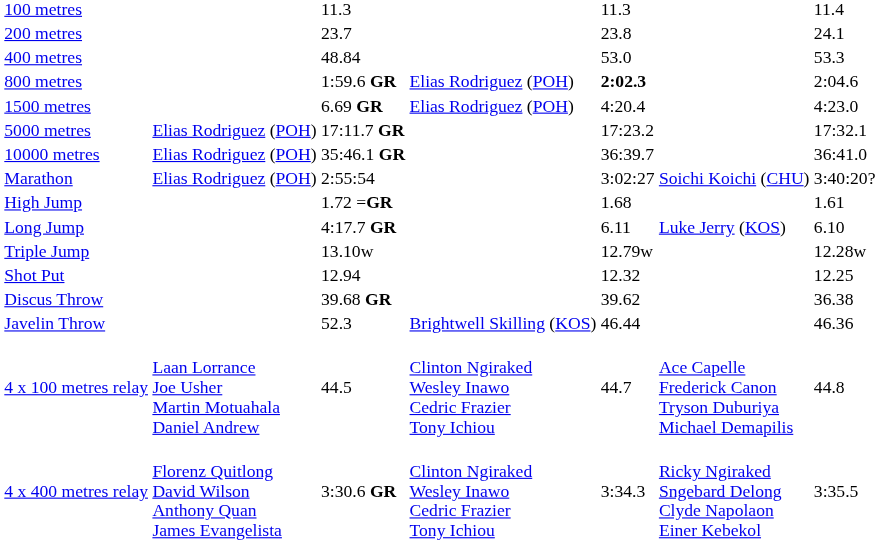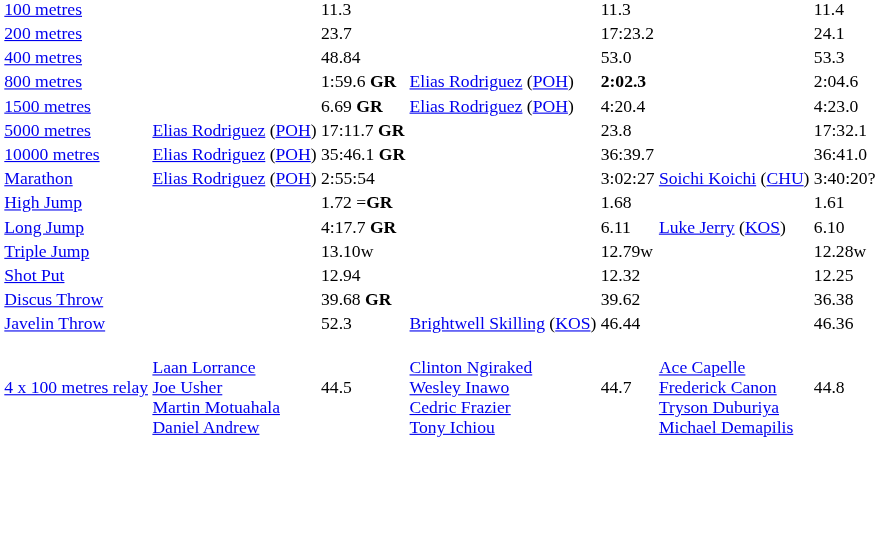(616, 33) 23.8 -> (627, 33) 17:23.2
(627, 130) 17:23.2 -> (616, 130) 23.8
- row: (76, 490)
